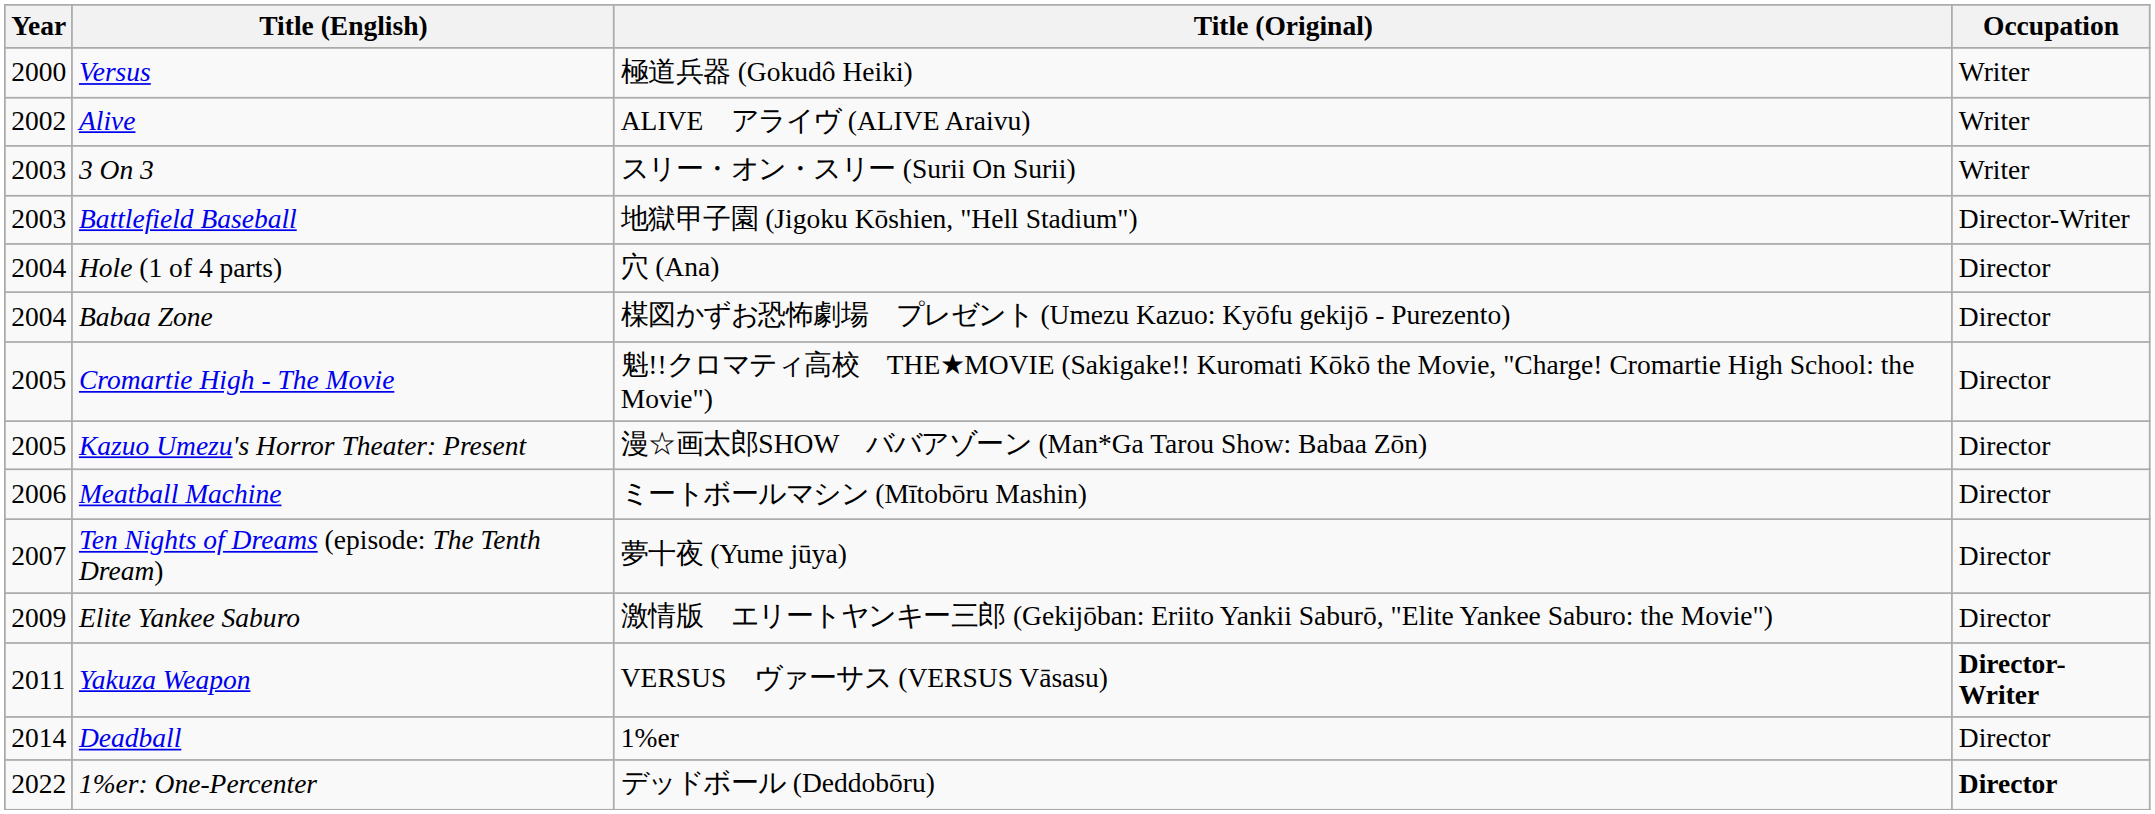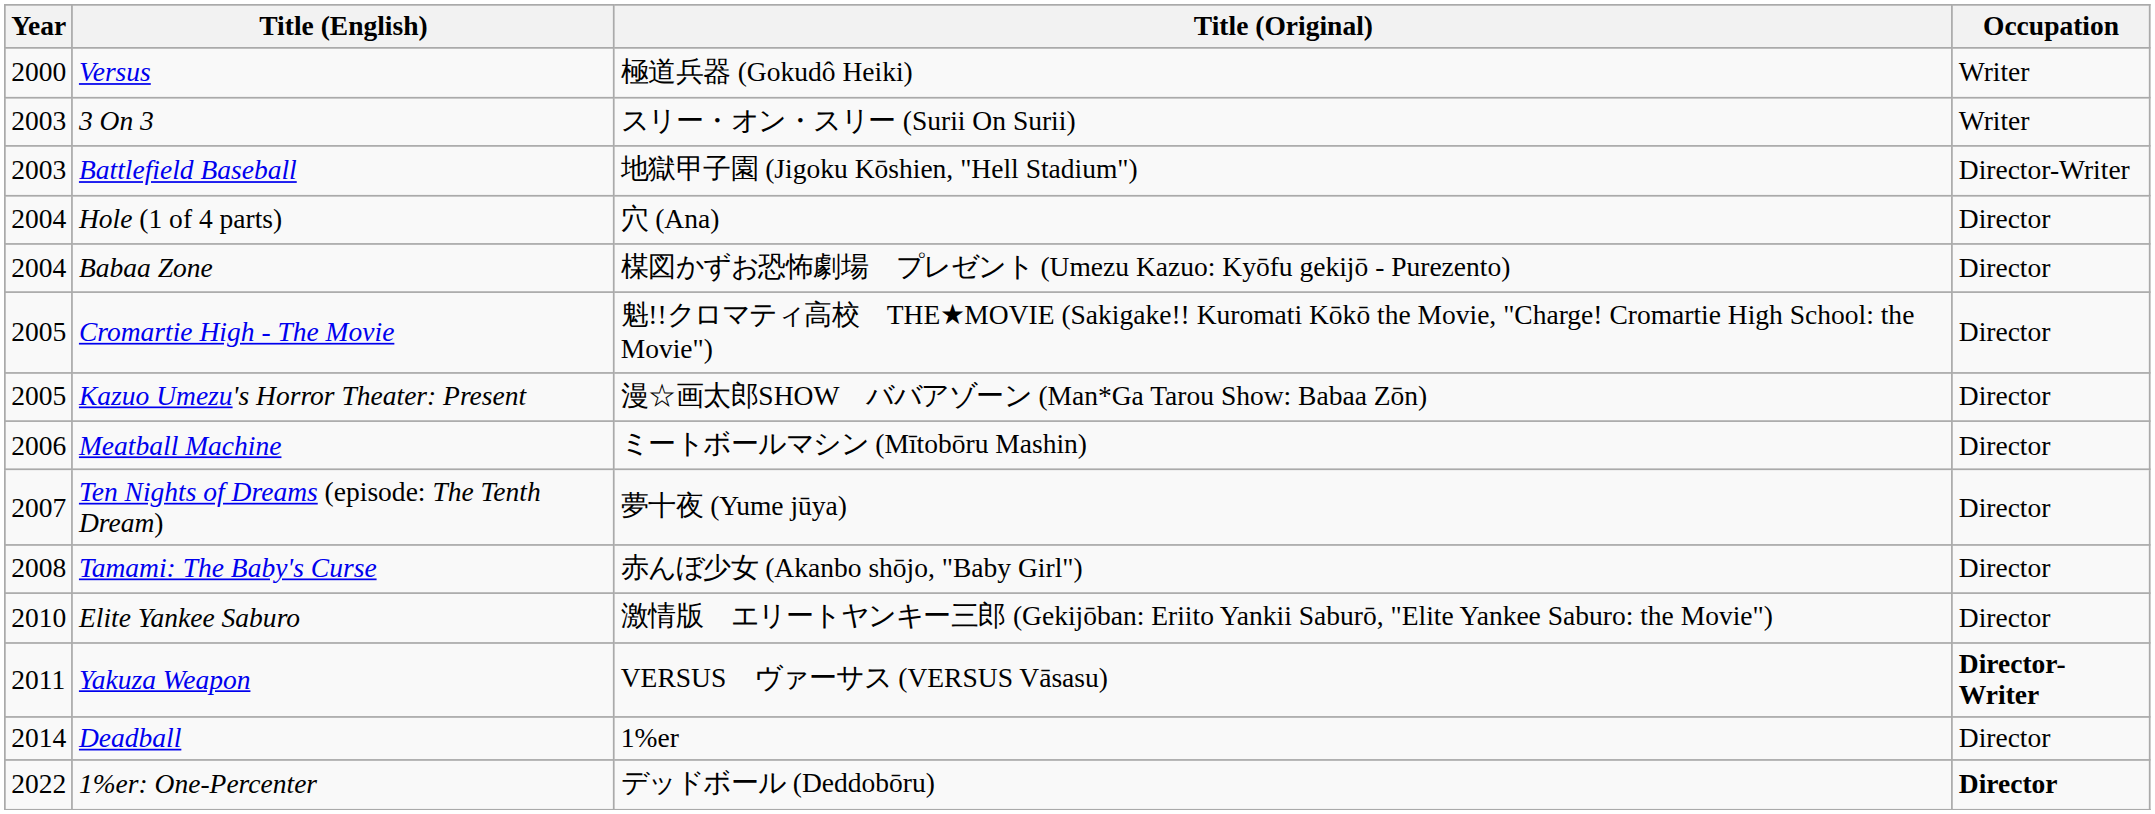- row: (107, 121)
+ row: (228, 568)
(39, 617) 2009 -> (39, 617) 2010
